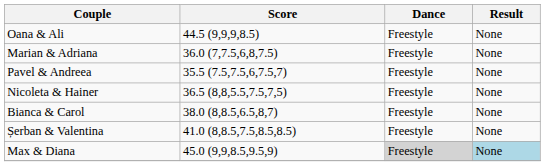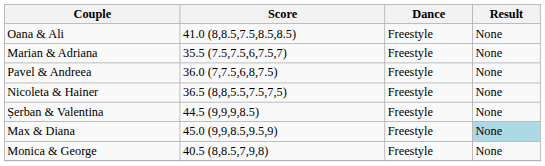(221, 33) 44.5 (9,9,9,8.5) -> (240, 33) 41.0 (8,8.5,7.5,8.5,8.5)
(230, 53) 36.0 (7,7.5,6,8,7.5) -> (235, 53) 35.5 (7.5,7.5,6,7.5,7)
(235, 72) 35.5 (7.5,7.5,6,7.5,7) -> (230, 72) 36.0 (7,7.5,6,8,7.5)
- row: (46, 111)
(240, 131) 41.0 (8,8.5,7.5,8.5,8.5) -> (221, 111) 44.5 (9,9,9,8.5)
(410, 151) lightgrey background -> (410, 131) no background
+ row: (52, 151)
